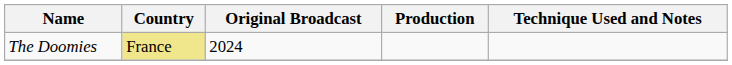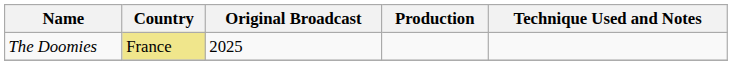(226, 46) 2024 -> (226, 46) 2025
